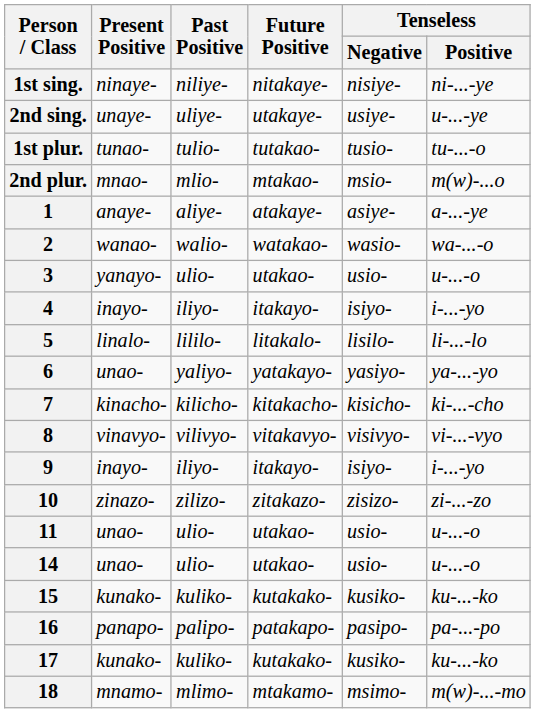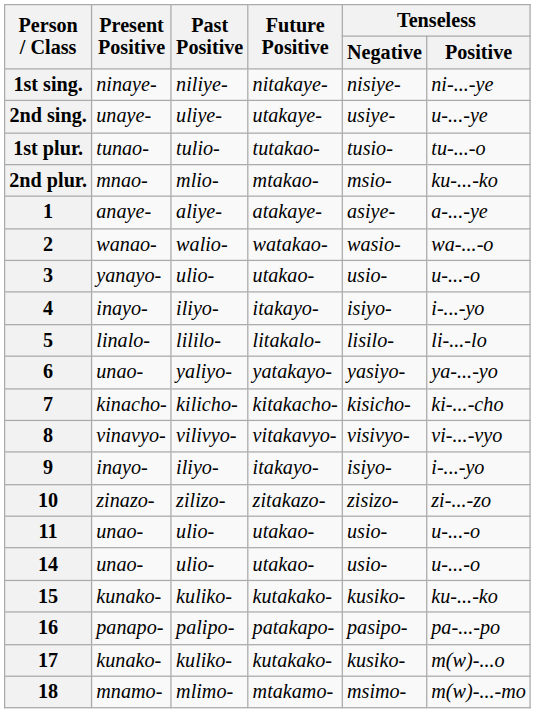(468, 180) m(w)-...o -> (465, 180) ku-...-ko
(465, 659) ku-...-ko -> (468, 659) m(w)-...o
